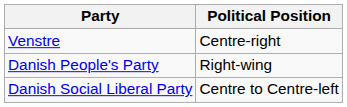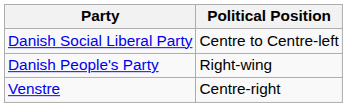rows swapped: (100, 89) <-> (34, 41)
